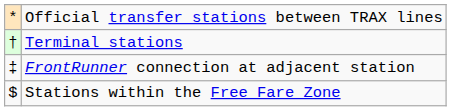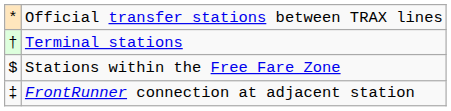rows swapped: (183, 93) <-> (220, 68)
